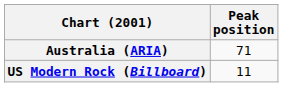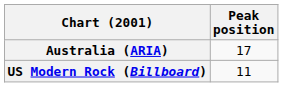(244, 50) 71 -> (244, 50) 17
